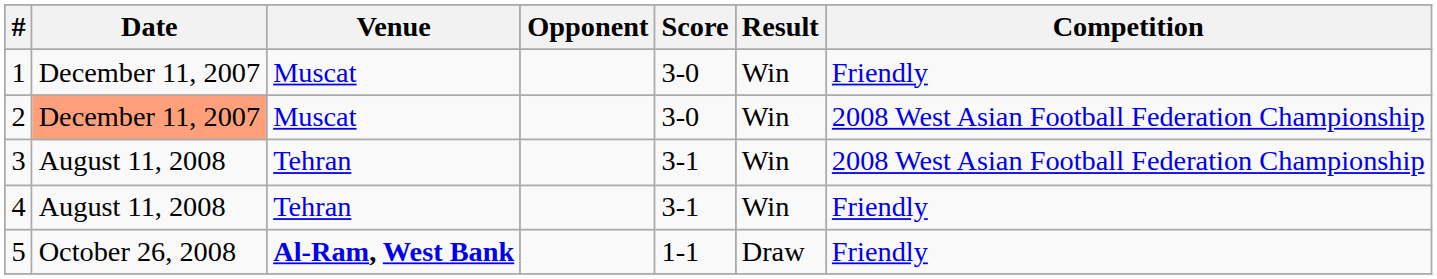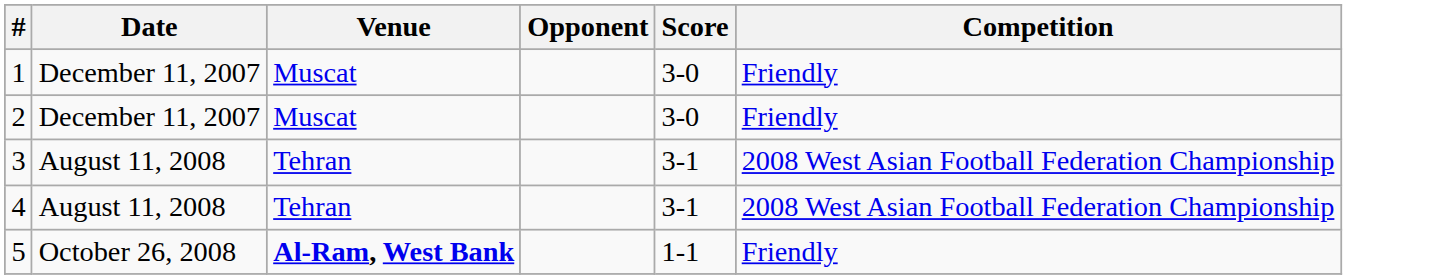- column: (780, 26)
(149, 116) lightsalmon background -> (149, 116) no background
(1128, 116) 2008 West Asian Football Federation Championship -> (790, 116) Friendly
(880, 206) Friendly -> (1038, 206) 2008 West Asian Football Federation Championship
